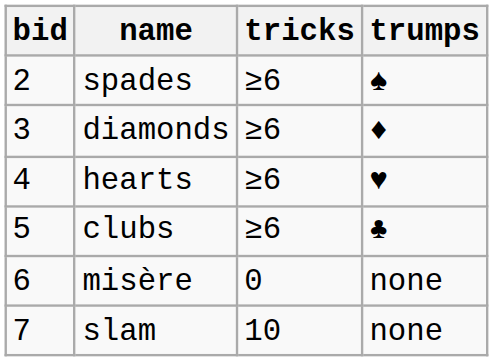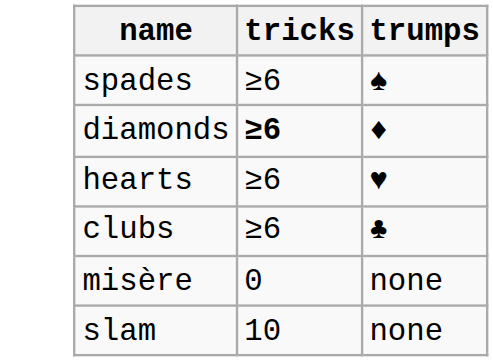- column: (40, 31)
(263, 131) normal -> (263, 131) bold
